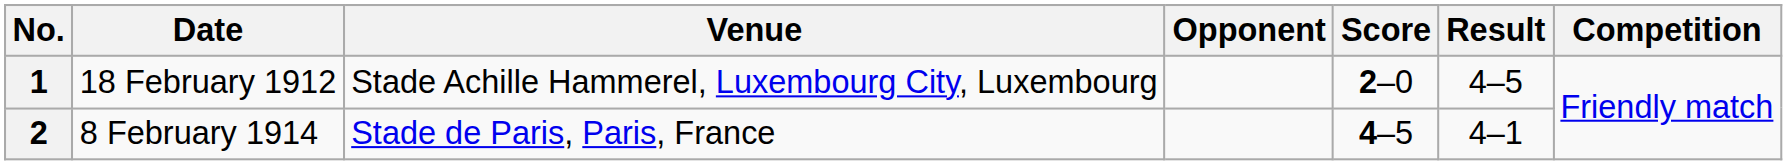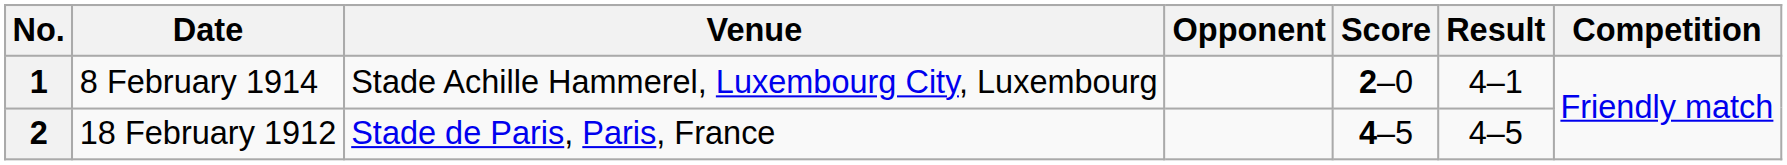(208, 81) 18 February 1912 -> (199, 81) 8 February 1914
(1496, 81) 4–5 -> (1496, 81) 4–1
(199, 133) 8 February 1914 -> (208, 133) 18 February 1912
(1496, 133) 4–1 -> (1496, 133) 4–5
